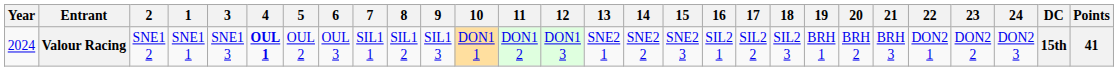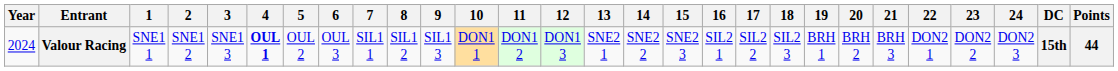columns swapped: (188, 15) <-> (149, 15)
(1092, 46) 41 -> (1092, 46) 44
